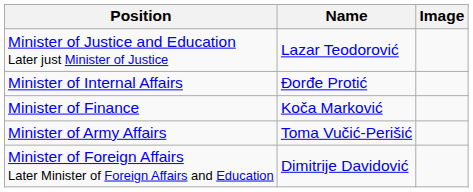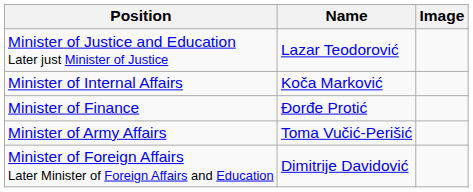(324, 83) Đorđe Protić -> (332, 83) Koča Marković
(332, 108) Koča Marković -> (324, 108) Đorđe Protić
